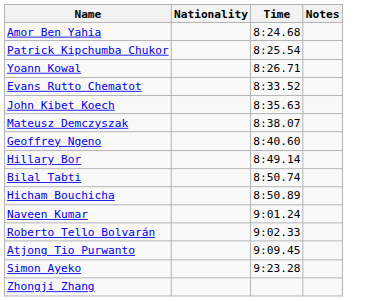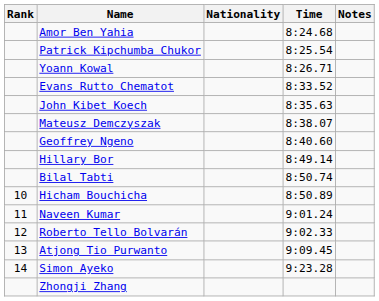+ column: (21, 14)
